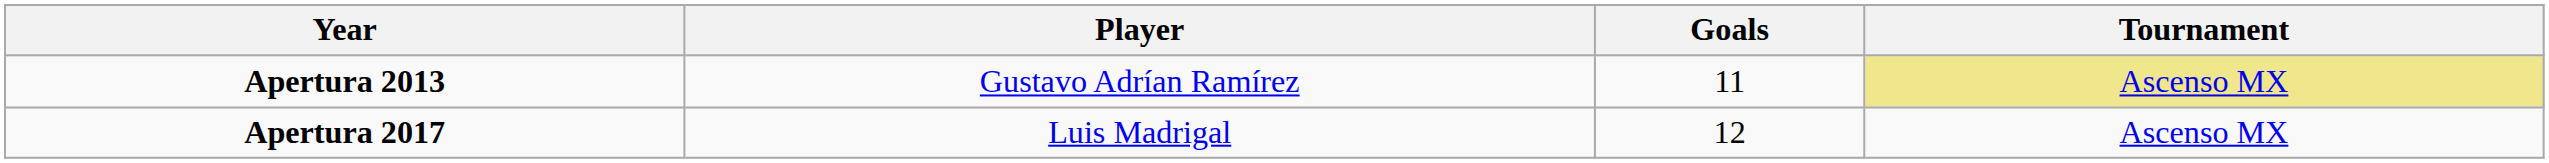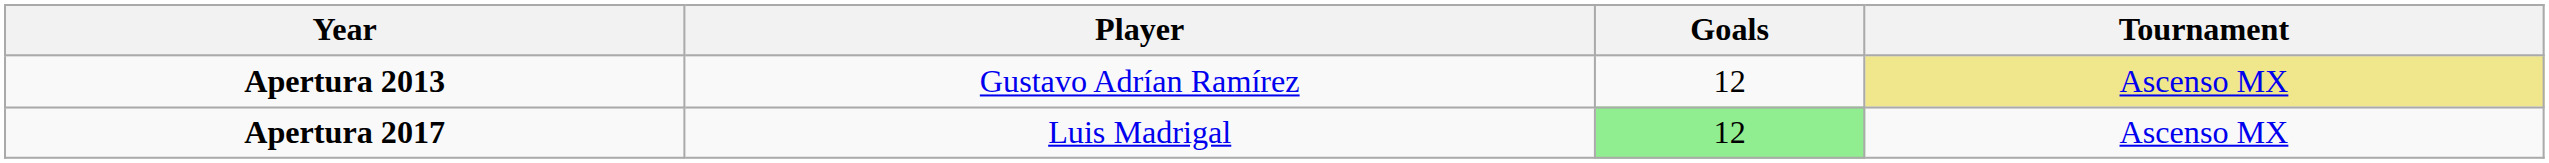(1730, 81) 11 -> (1730, 81) 12
(1730, 132) no background -> (1730, 132) lightgreen background
